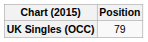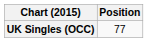(120, 29) 79 -> (120, 29) 77
